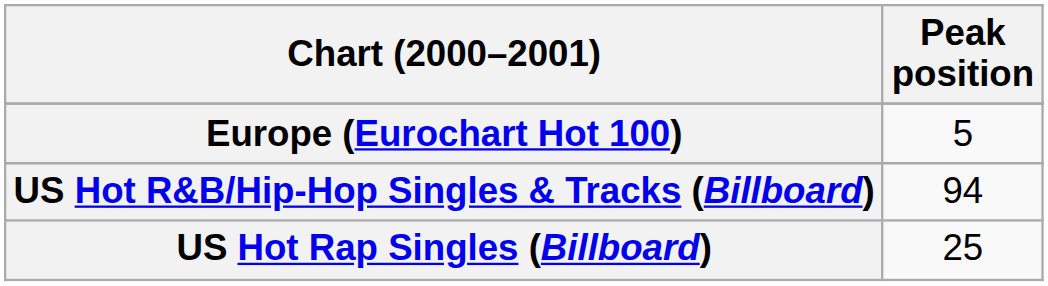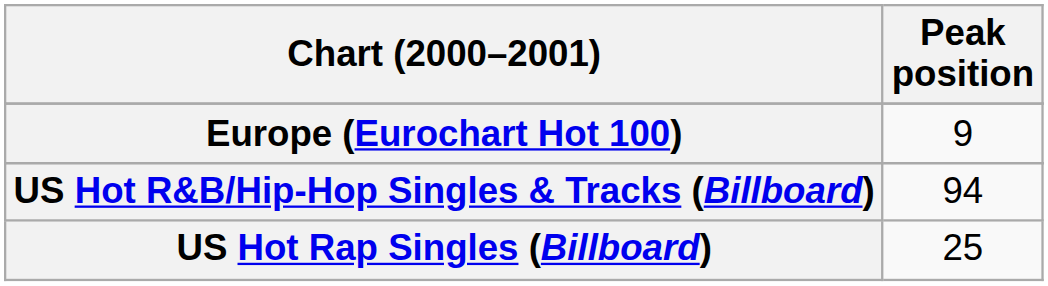(963, 132) 5 -> (963, 132) 9
